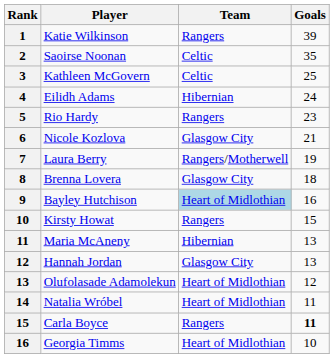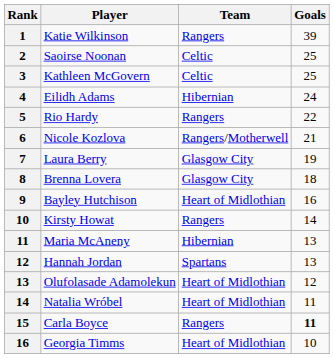(310, 55) 35 -> (310, 55) 25
(310, 117) 23 -> (310, 117) 22
(218, 138) Glasgow City -> (235, 138) Rangers/Motherwell
(235, 158) Rangers/Motherwell -> (218, 158) Glasgow City
(234, 199) lightblue background -> (234, 199) no background
(310, 220) 15 -> (310, 220) 14
(218, 261) Glasgow City -> (204, 261) Spartans
